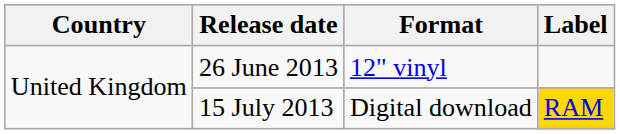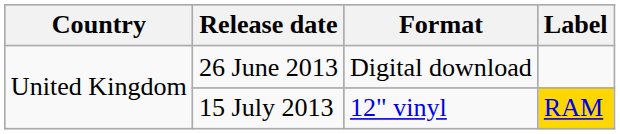(398, 66) 12" vinyl -> (441, 66) Digital download
(441, 107) Digital download -> (398, 107) 12" vinyl
